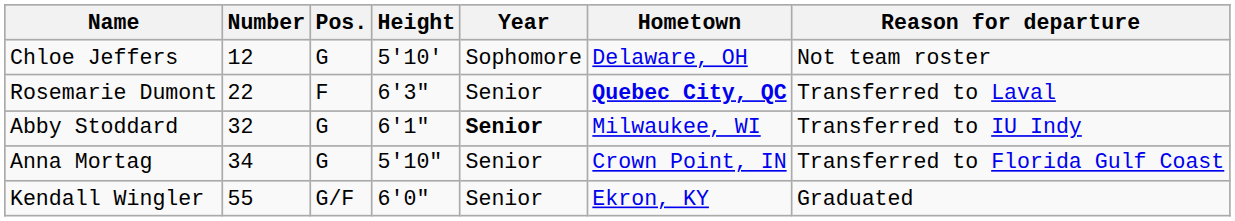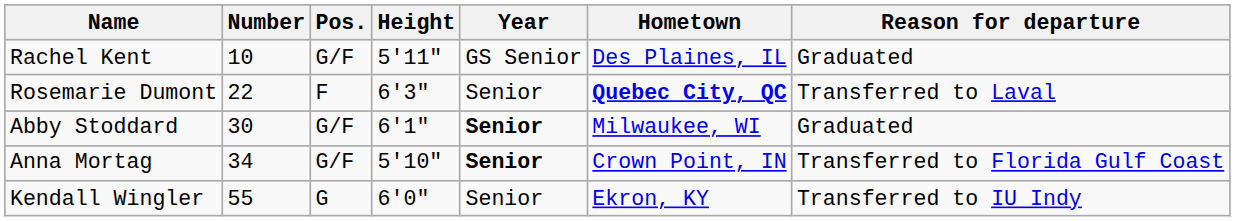+ row: (81, 58)
- row: (94, 58)
(240, 128) 32 -> (240, 128) 30
(322, 128) G -> (335, 128) G/F
(939, 128) Transferred to IU Indy -> (855, 128) Graduated
(322, 163) G -> (335, 163) G/F
(504, 163) normal -> (504, 163) bold
(335, 198) G/F -> (322, 198) G
(855, 198) Graduated -> (939, 198) Transferred to IU Indy
